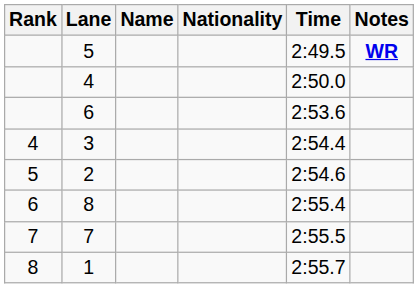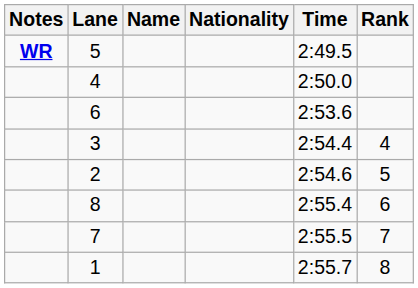columns swapped: (33, 19) <-> (382, 19)
